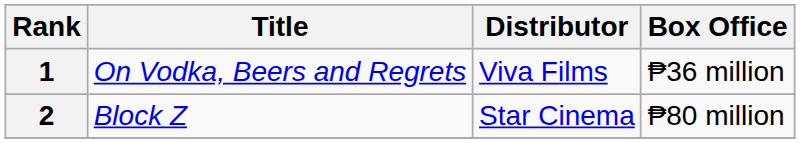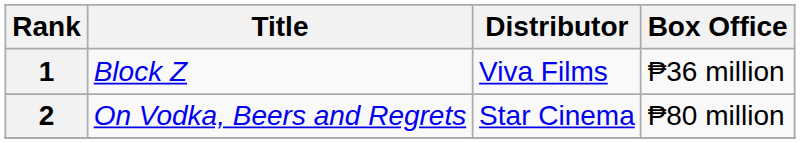(280, 71) On Vodka, Beers and Regrets -> (140, 71) Block Z
(140, 115) Block Z -> (280, 115) On Vodka, Beers and Regrets
